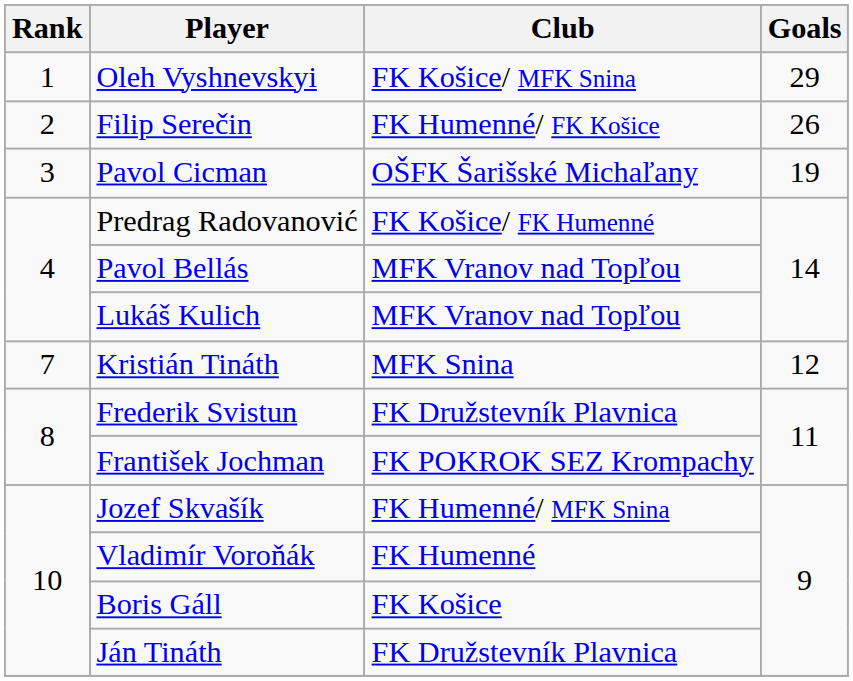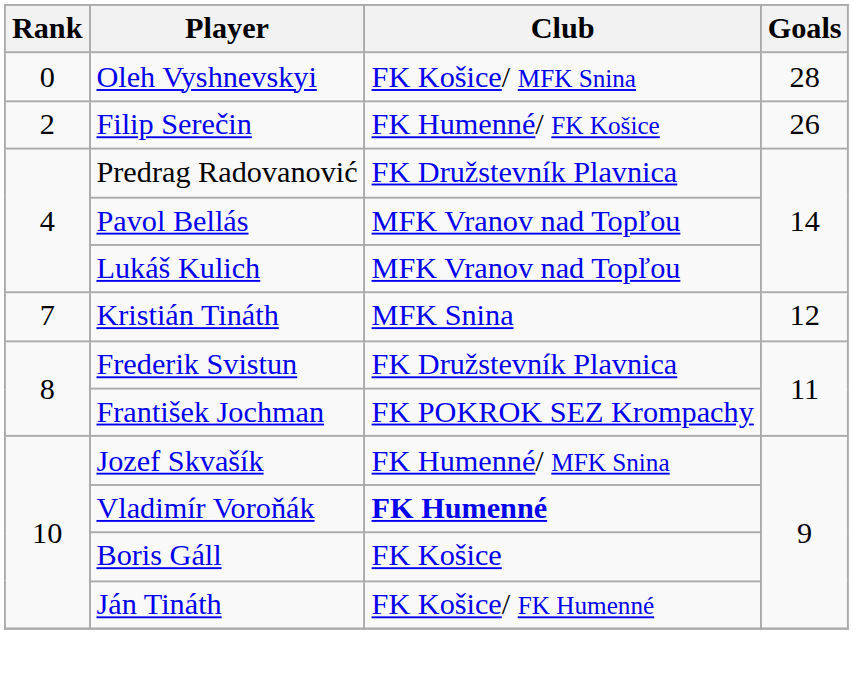(47, 76) 1 -> (47, 76) 0
(805, 76) 29 -> (805, 76) 28
- row: (182, 172)
(513, 220) FK Košice/ FK Humenné -> (524, 172) FK Družstevník Plavnica
(453, 556) normal -> (459, 508) bold
(524, 651) FK Družstevník Plavnica -> (513, 603) FK Košice/ FK Humenné
